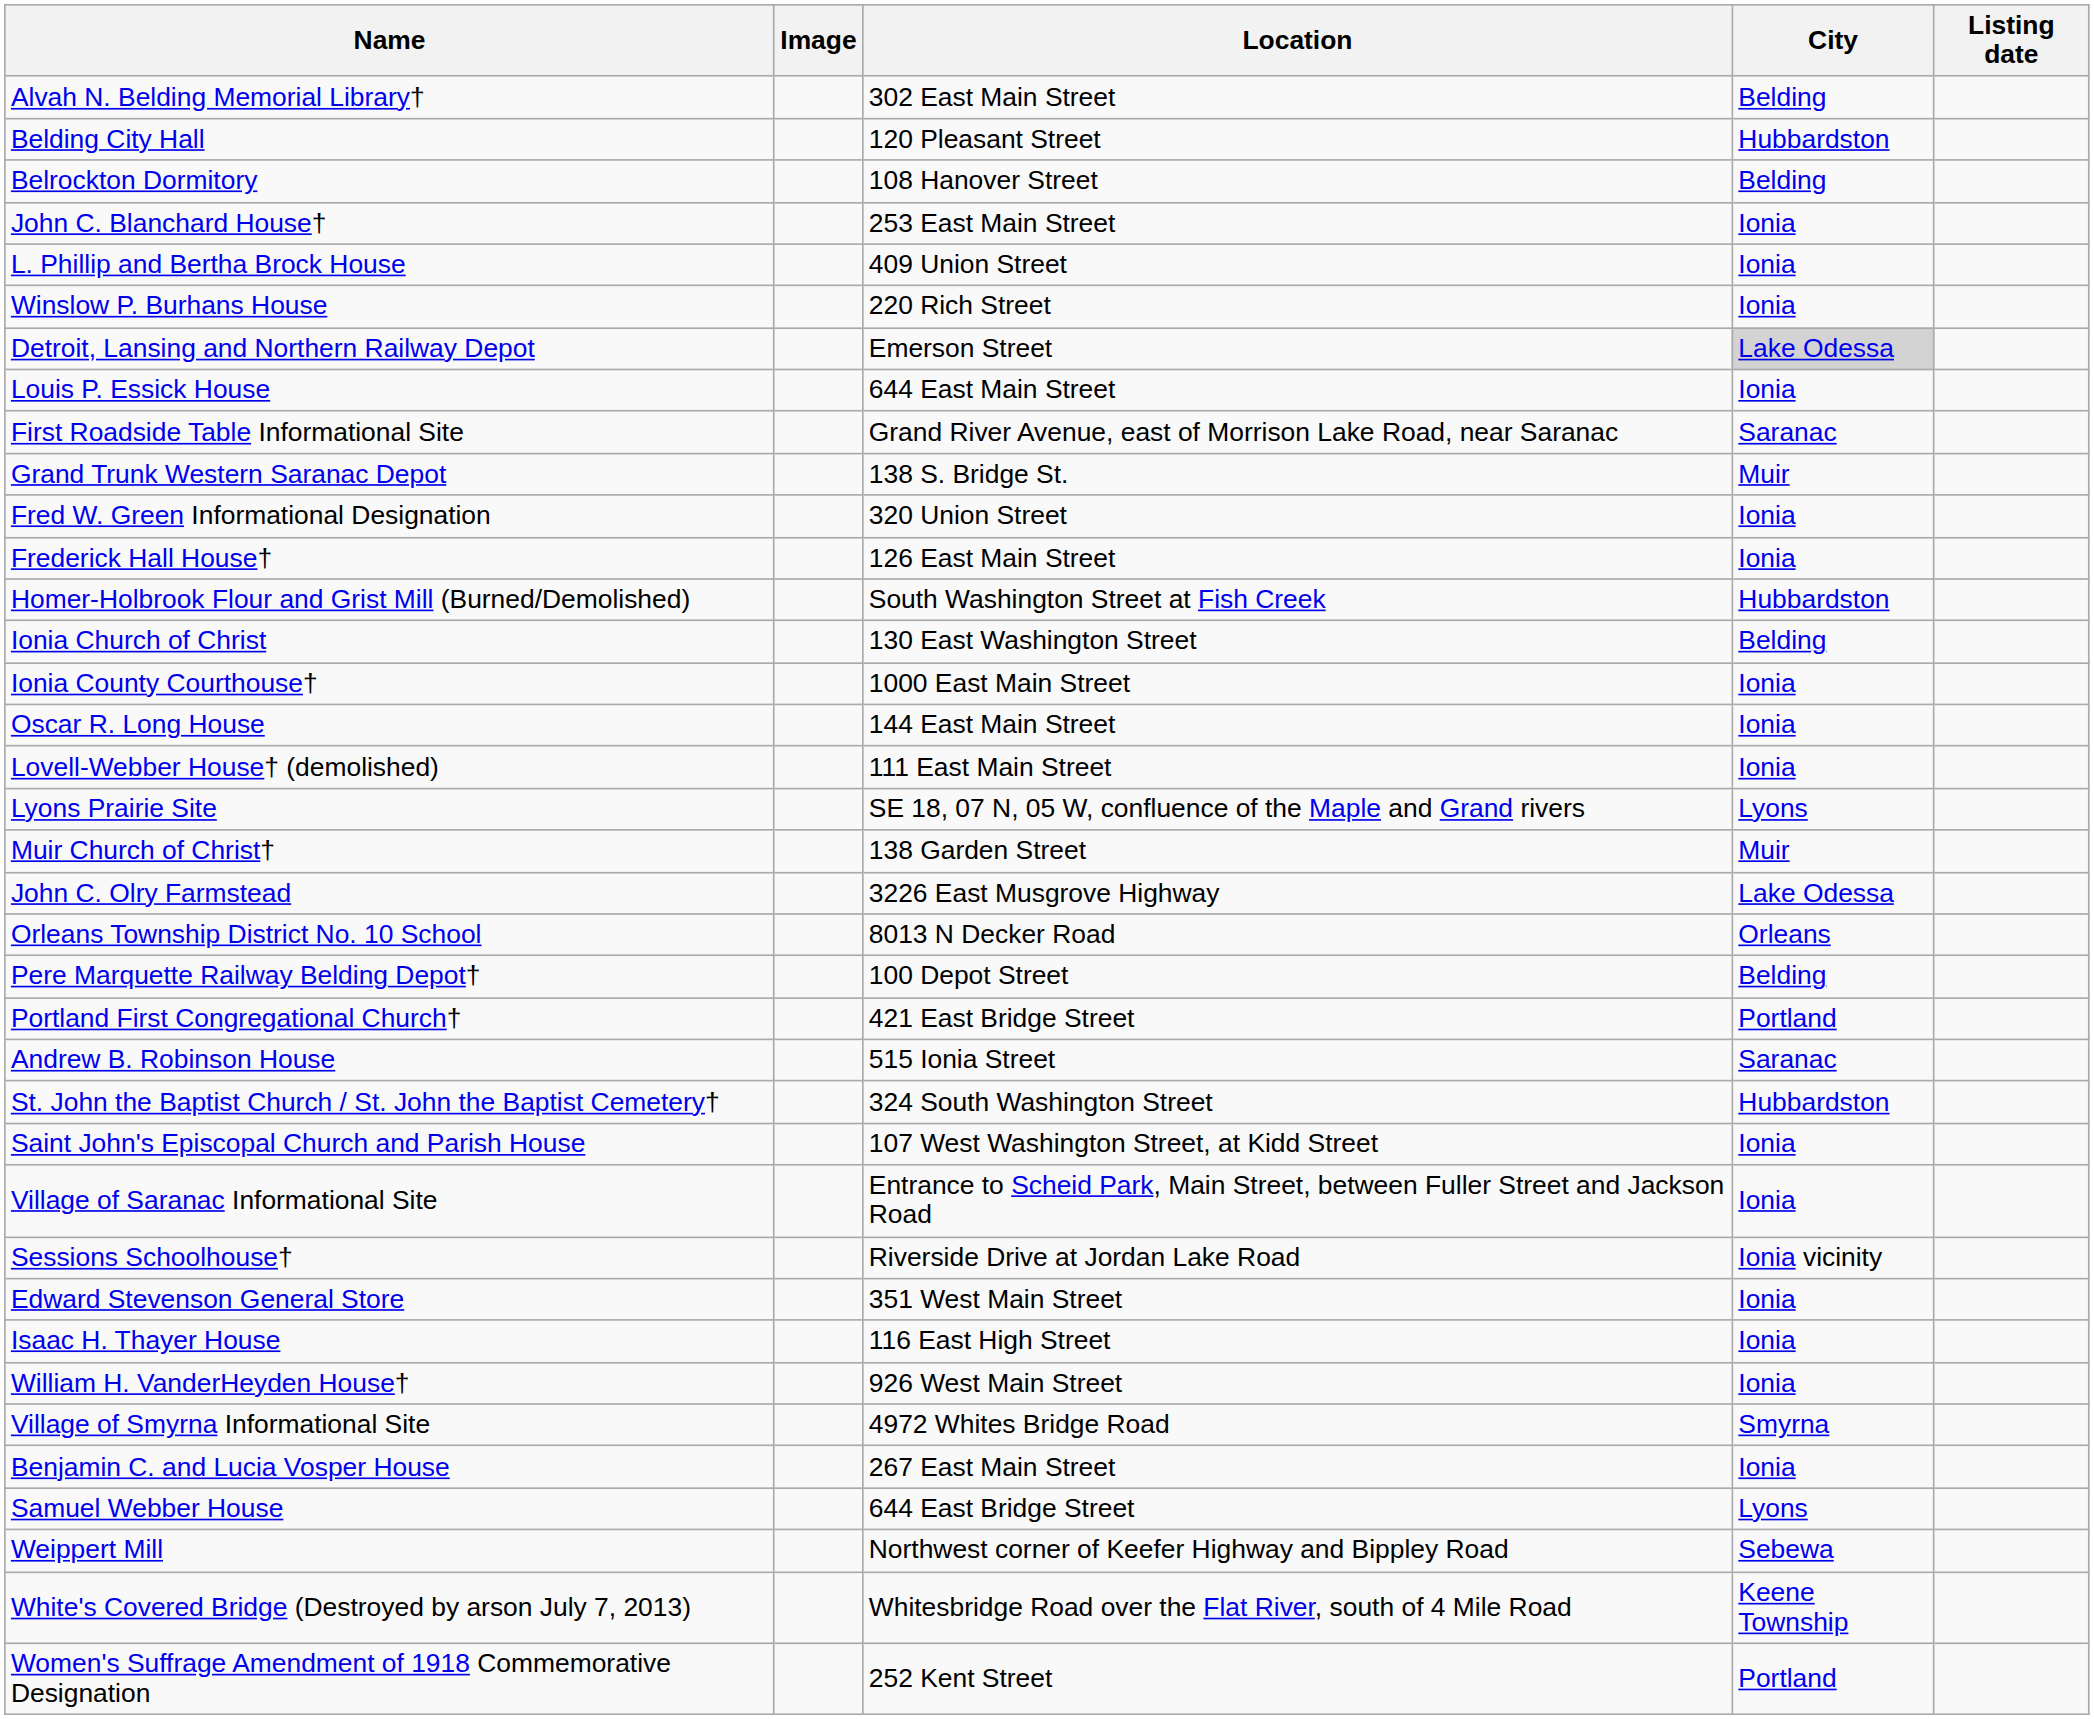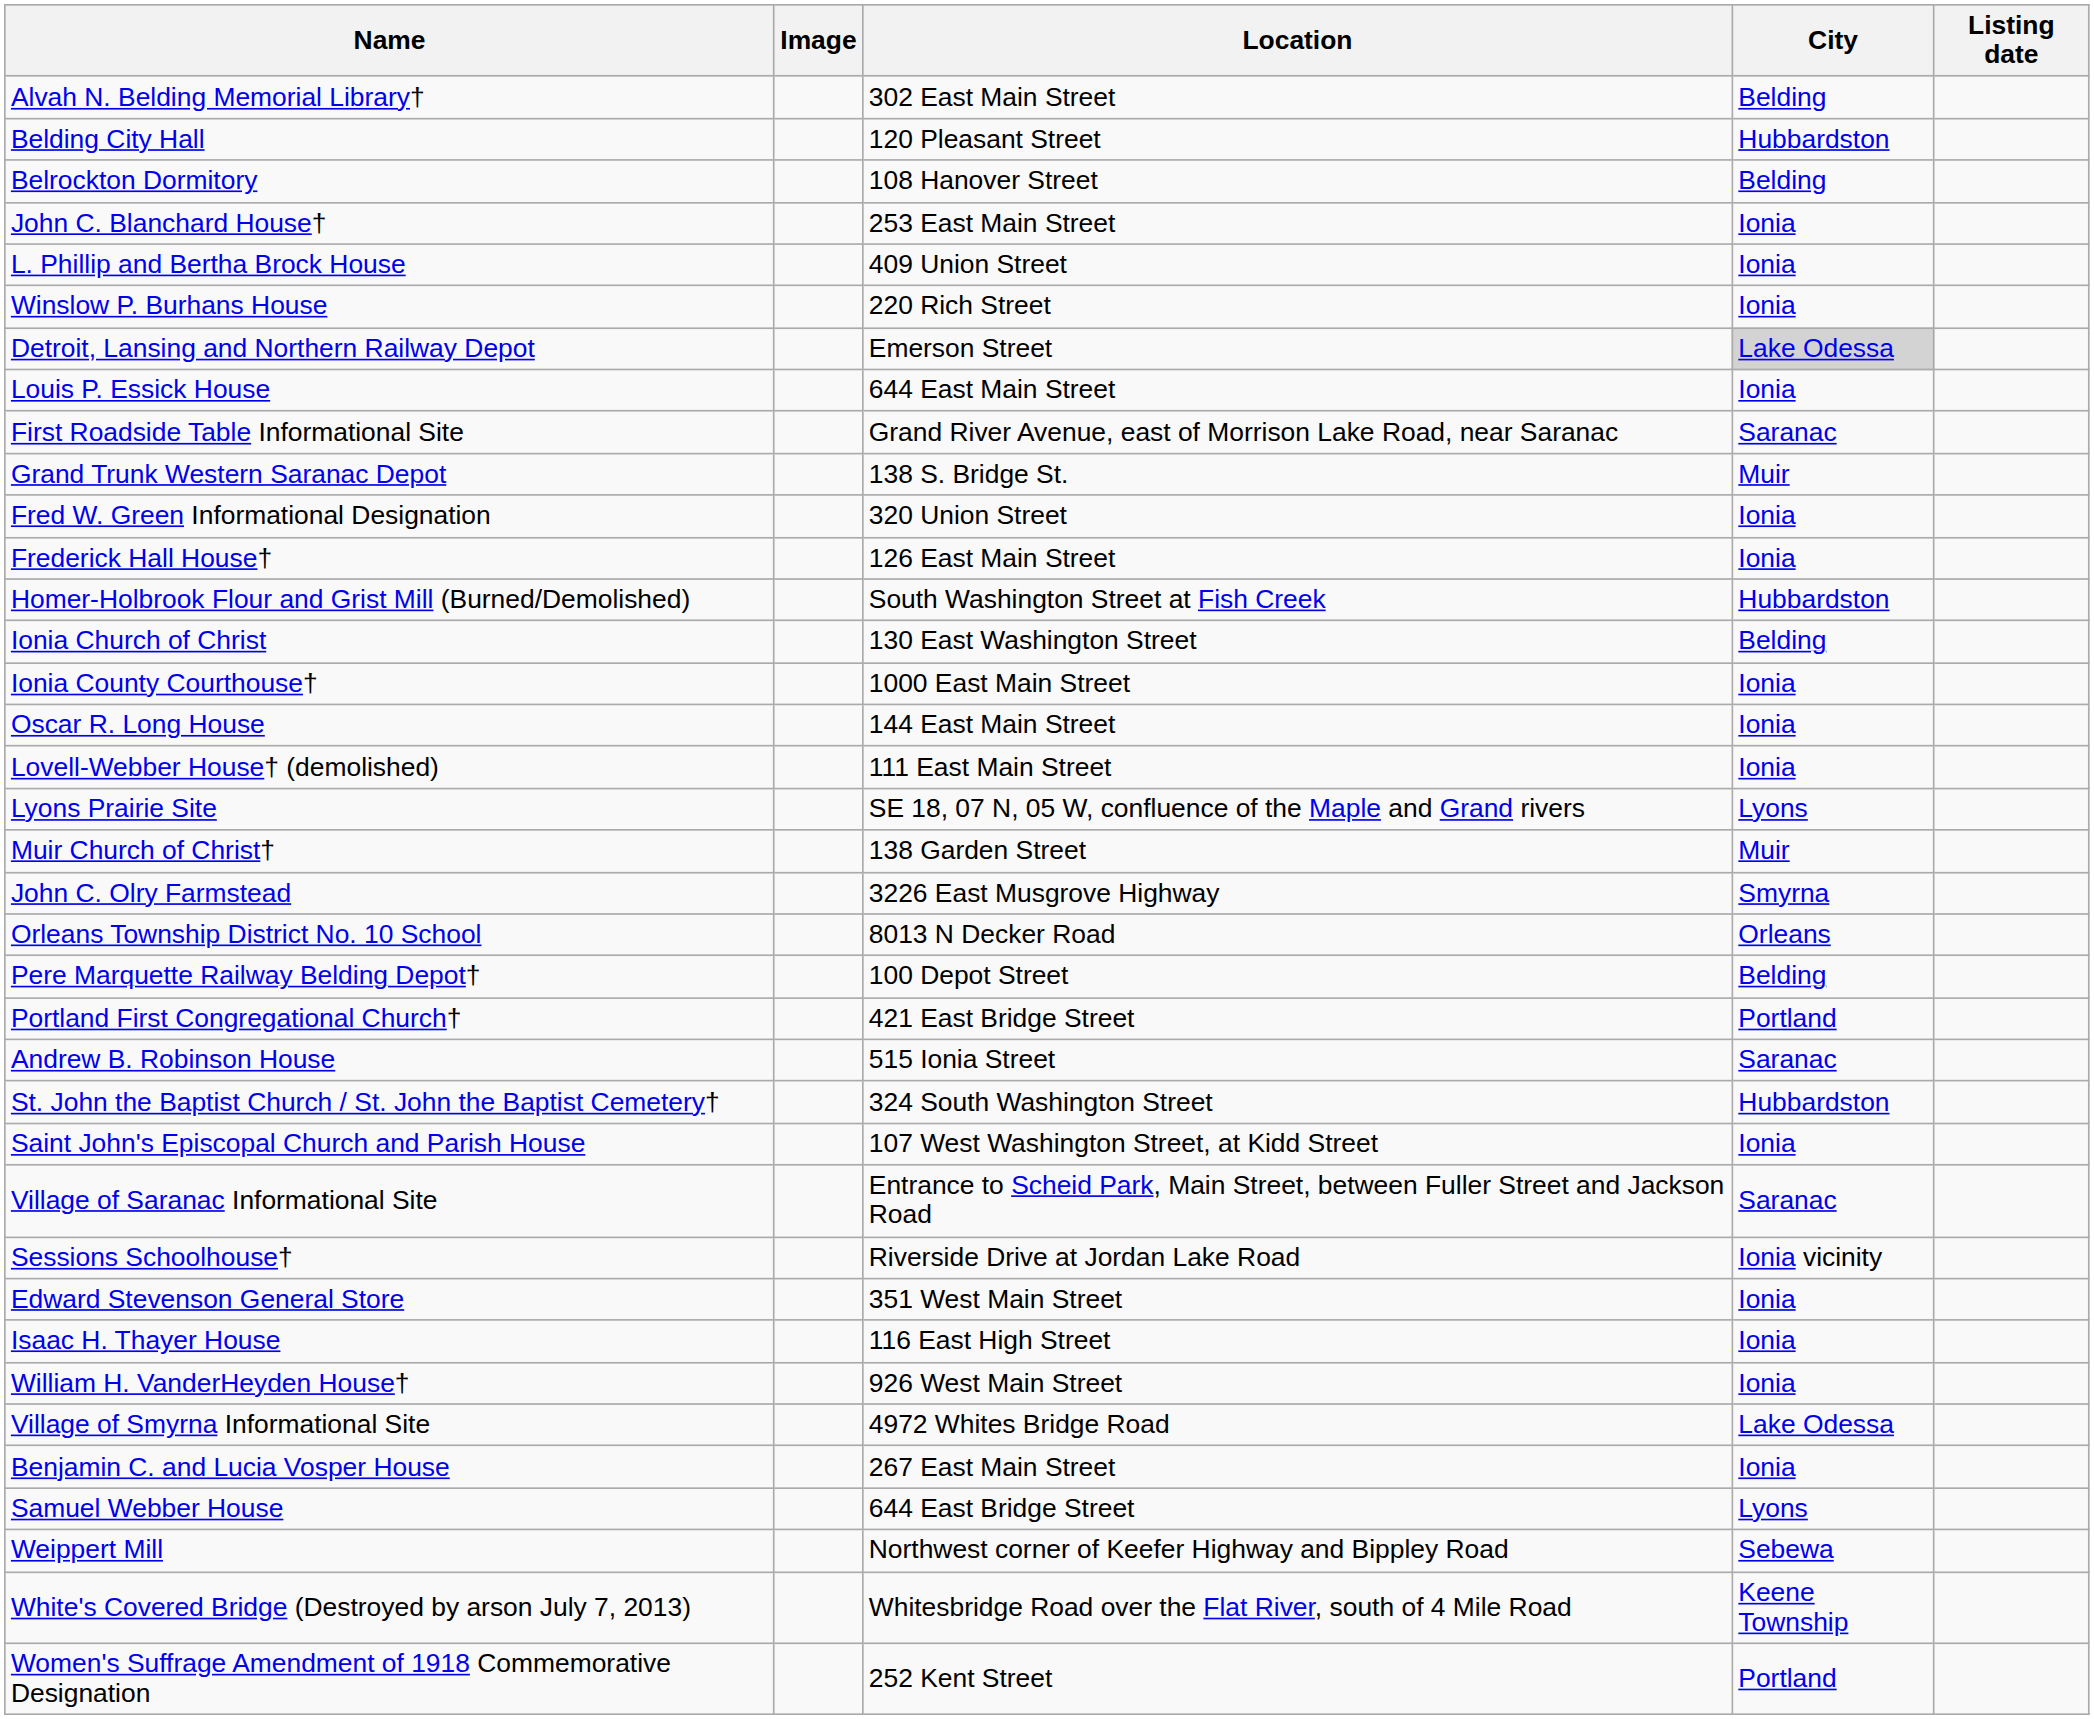(1816, 892) Lake Odessa -> (1784, 892) Smyrna
(1767, 1200) Ionia -> (1787, 1200) Saranac
(1784, 1424) Smyrna -> (1816, 1424) Lake Odessa
